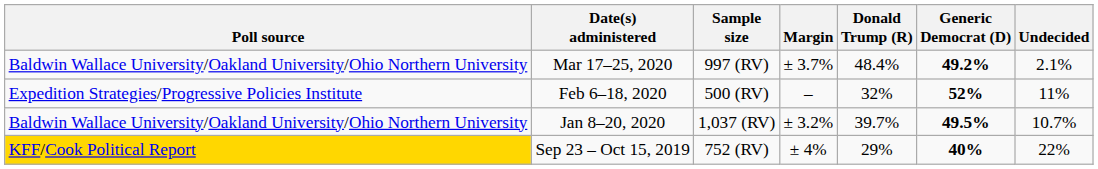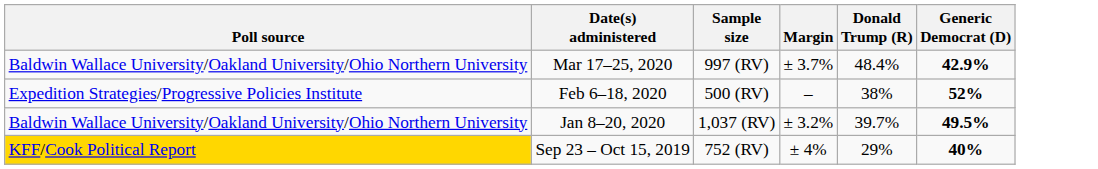- column: (1054, 37)
(966, 64) 49.2% -> (966, 64) 42.9%
(877, 93) 32% -> (877, 93) 38%
